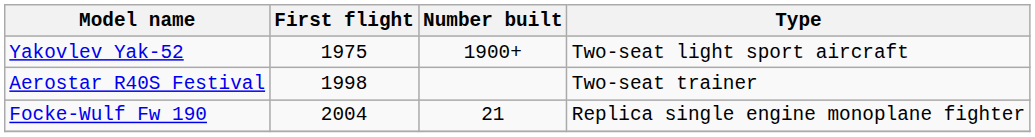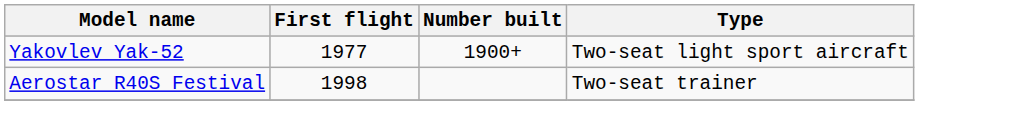(344, 52) 1975 -> (344, 52) 1977
- row: (108, 115)
